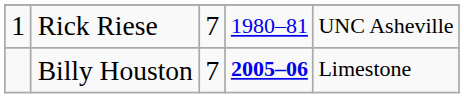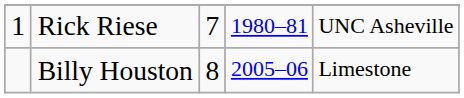(212, 69) 7 -> (212, 69) 8
(269, 69) bold -> (269, 69) normal
